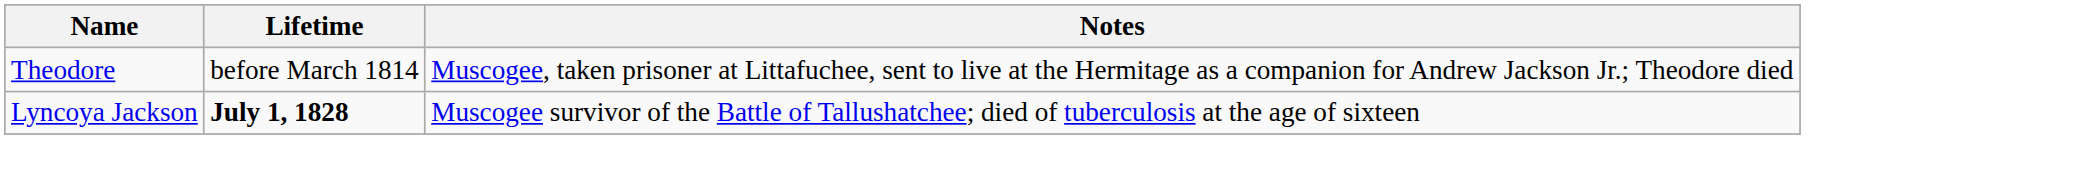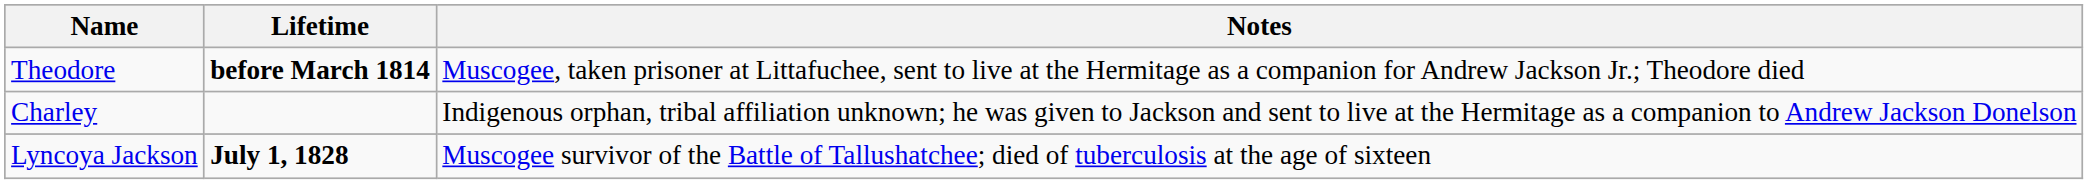(314, 69) normal -> (320, 69) bold
+ row: (54, 112)
